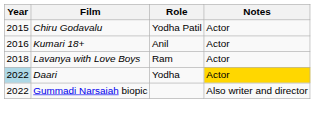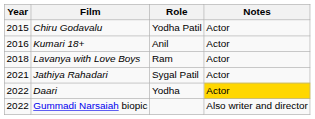+ row: (70, 75)
(18, 75) lightblue background -> (18, 91) no background
